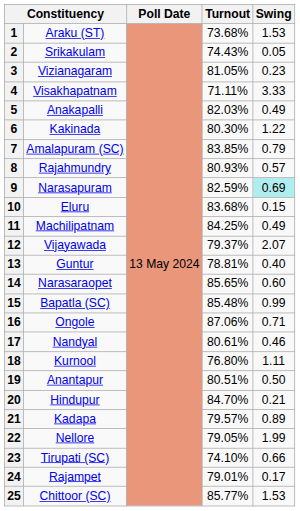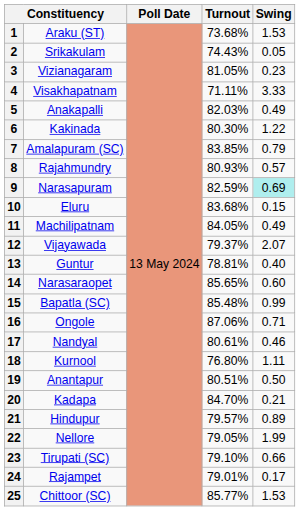(228, 226) 84.25% -> (228, 226) 84.05%
(75, 399) Hindupur -> (75, 399) Kadapa
(75, 419) Kadapa -> (75, 419) Hindupur
(228, 457) 74.10% -> (228, 457) 79.10%
